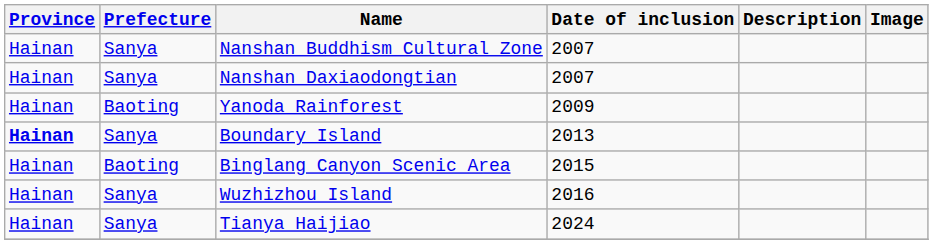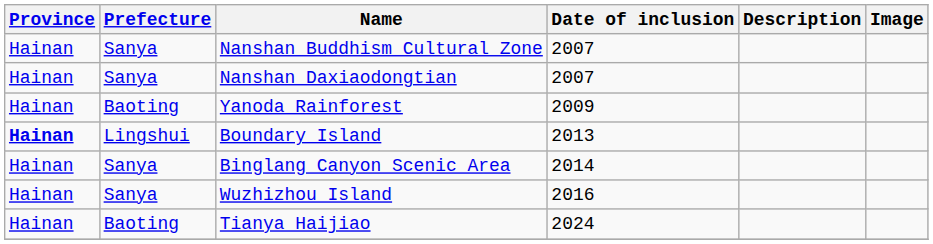(131, 136) Sanya -> (147, 136) Lingshui
(141, 166) Baoting -> (131, 166) Sanya
(573, 166) 2015 -> (573, 166) 2014
(131, 224) Sanya -> (141, 224) Baoting
